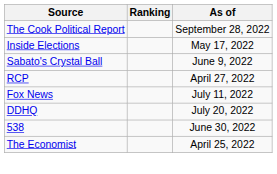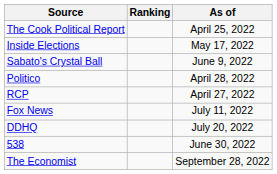(222, 29) September 28, 2022 -> (222, 29) April 25, 2022
+ row: (23, 78)
(222, 144) April 25, 2022 -> (222, 161) September 28, 2022
